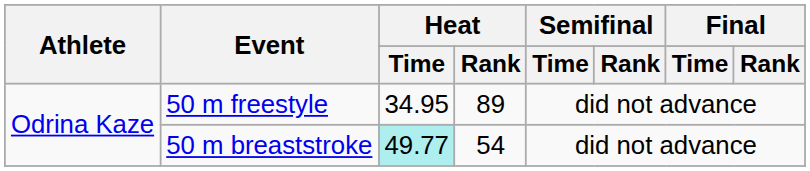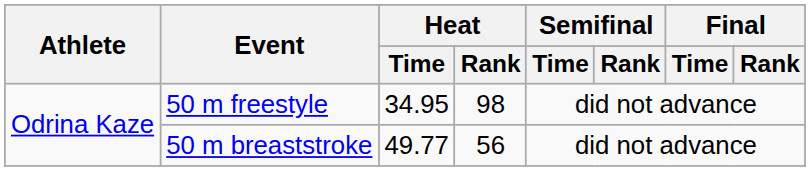(491, 105) 89 -> (491, 105) 98
(417, 146) paleturquoise background -> (417, 146) no background
(491, 146) 54 -> (491, 146) 56
